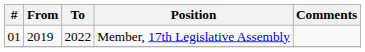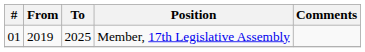(78, 36) 2022 -> (78, 36) 2025
